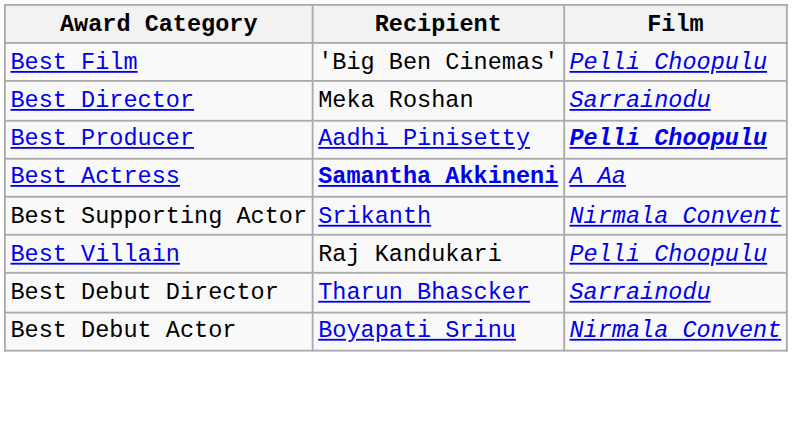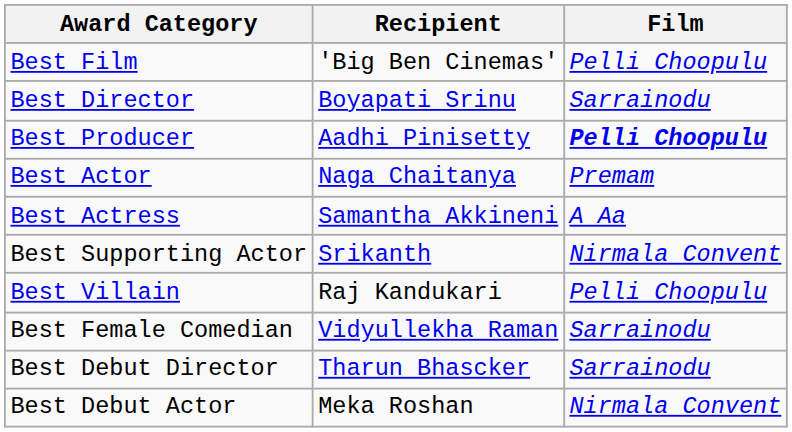(396, 101) Meka Roshan -> (417, 101) Boyapati Srinu
+ row: (81, 177)
(438, 177) bold -> (438, 216) normal
+ row: (152, 331)
(417, 331) Boyapati Srinu -> (396, 408) Meka Roshan
